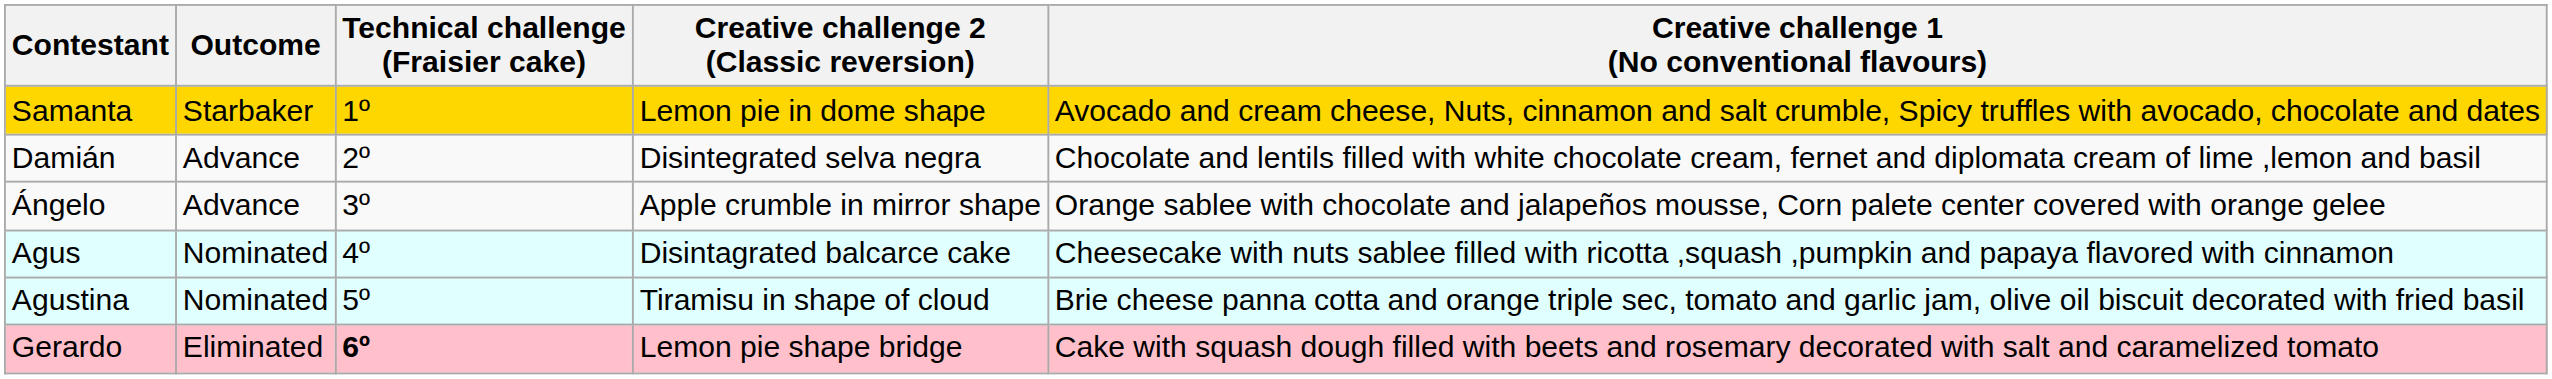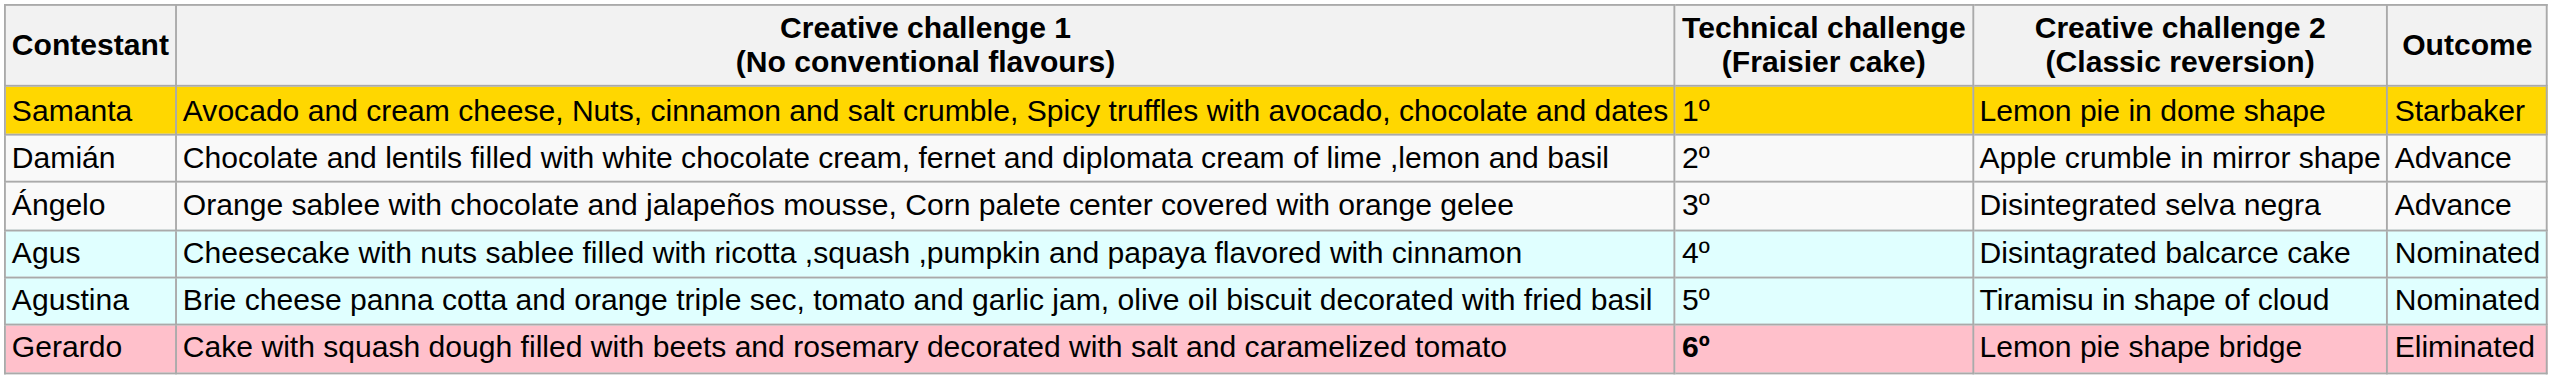columns swapped: (1797, 45) <-> (256, 45)
(810, 157) Disintegrated selva negra -> (2180, 157) Apple crumble in mirror shape
(840, 205) Apple crumble in mirror shape -> (2150, 205) Disintegrated selva negra
